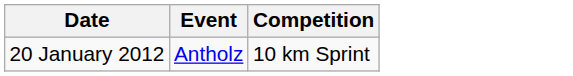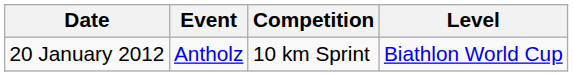+ column: (473, 20)
